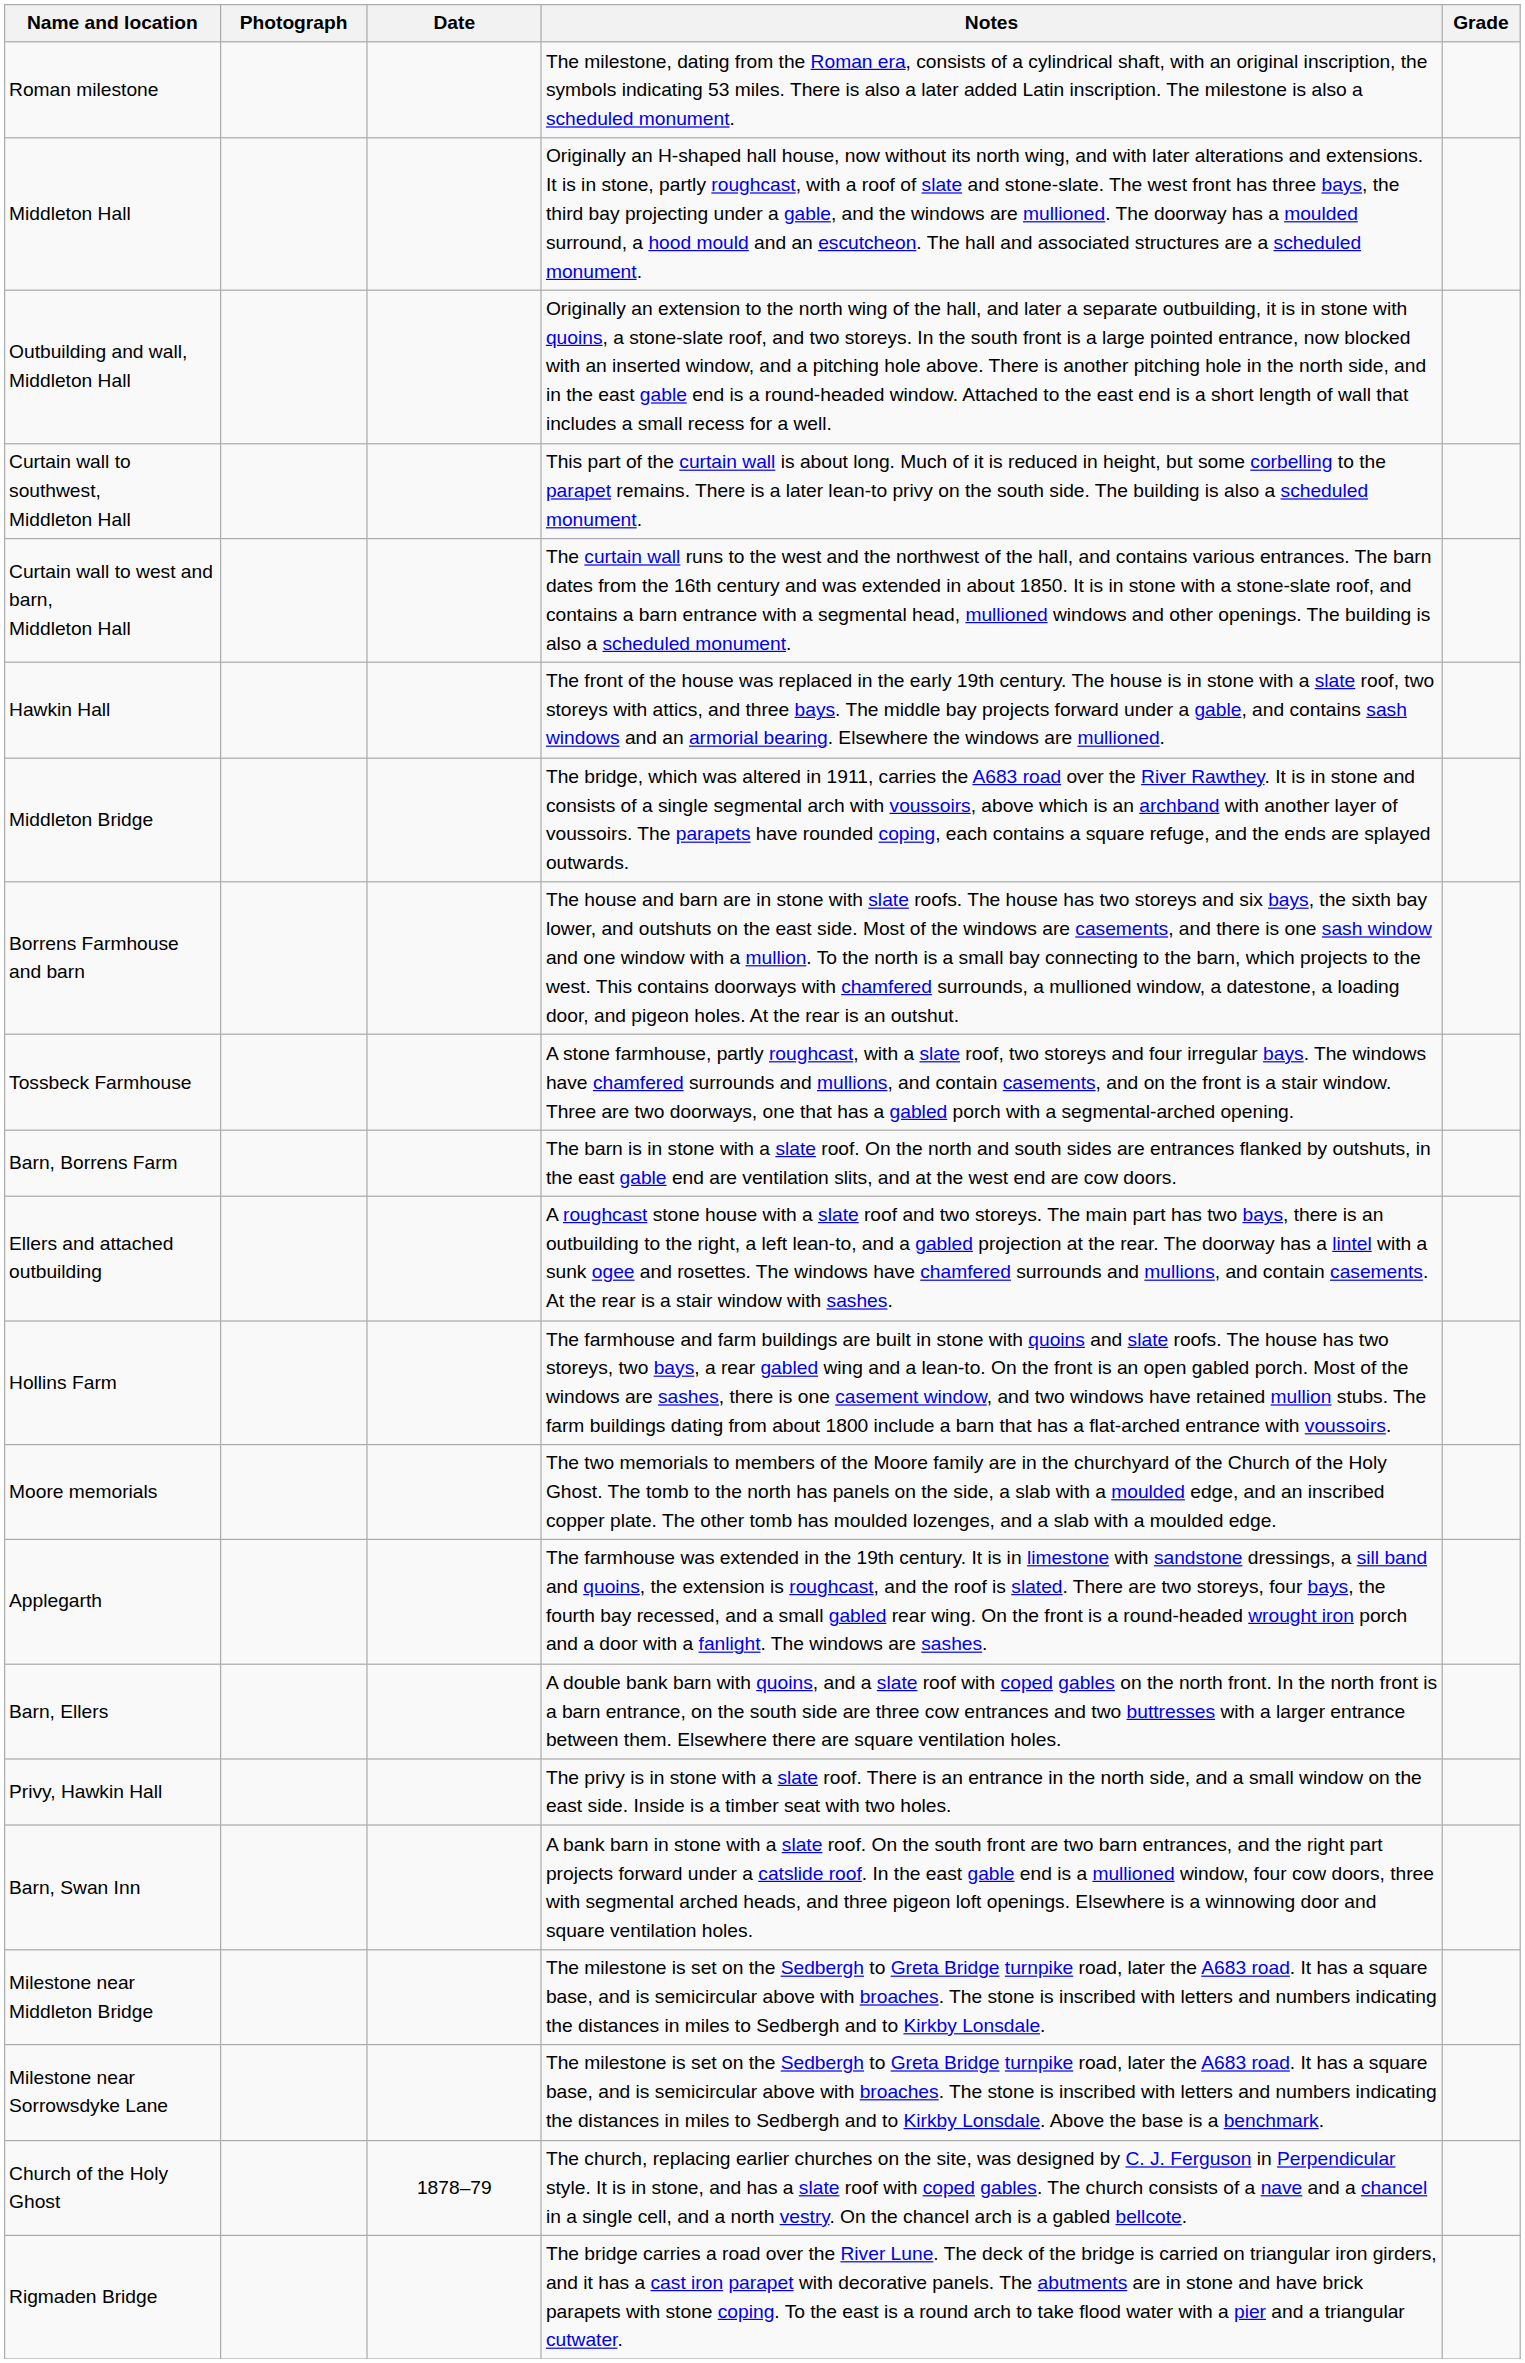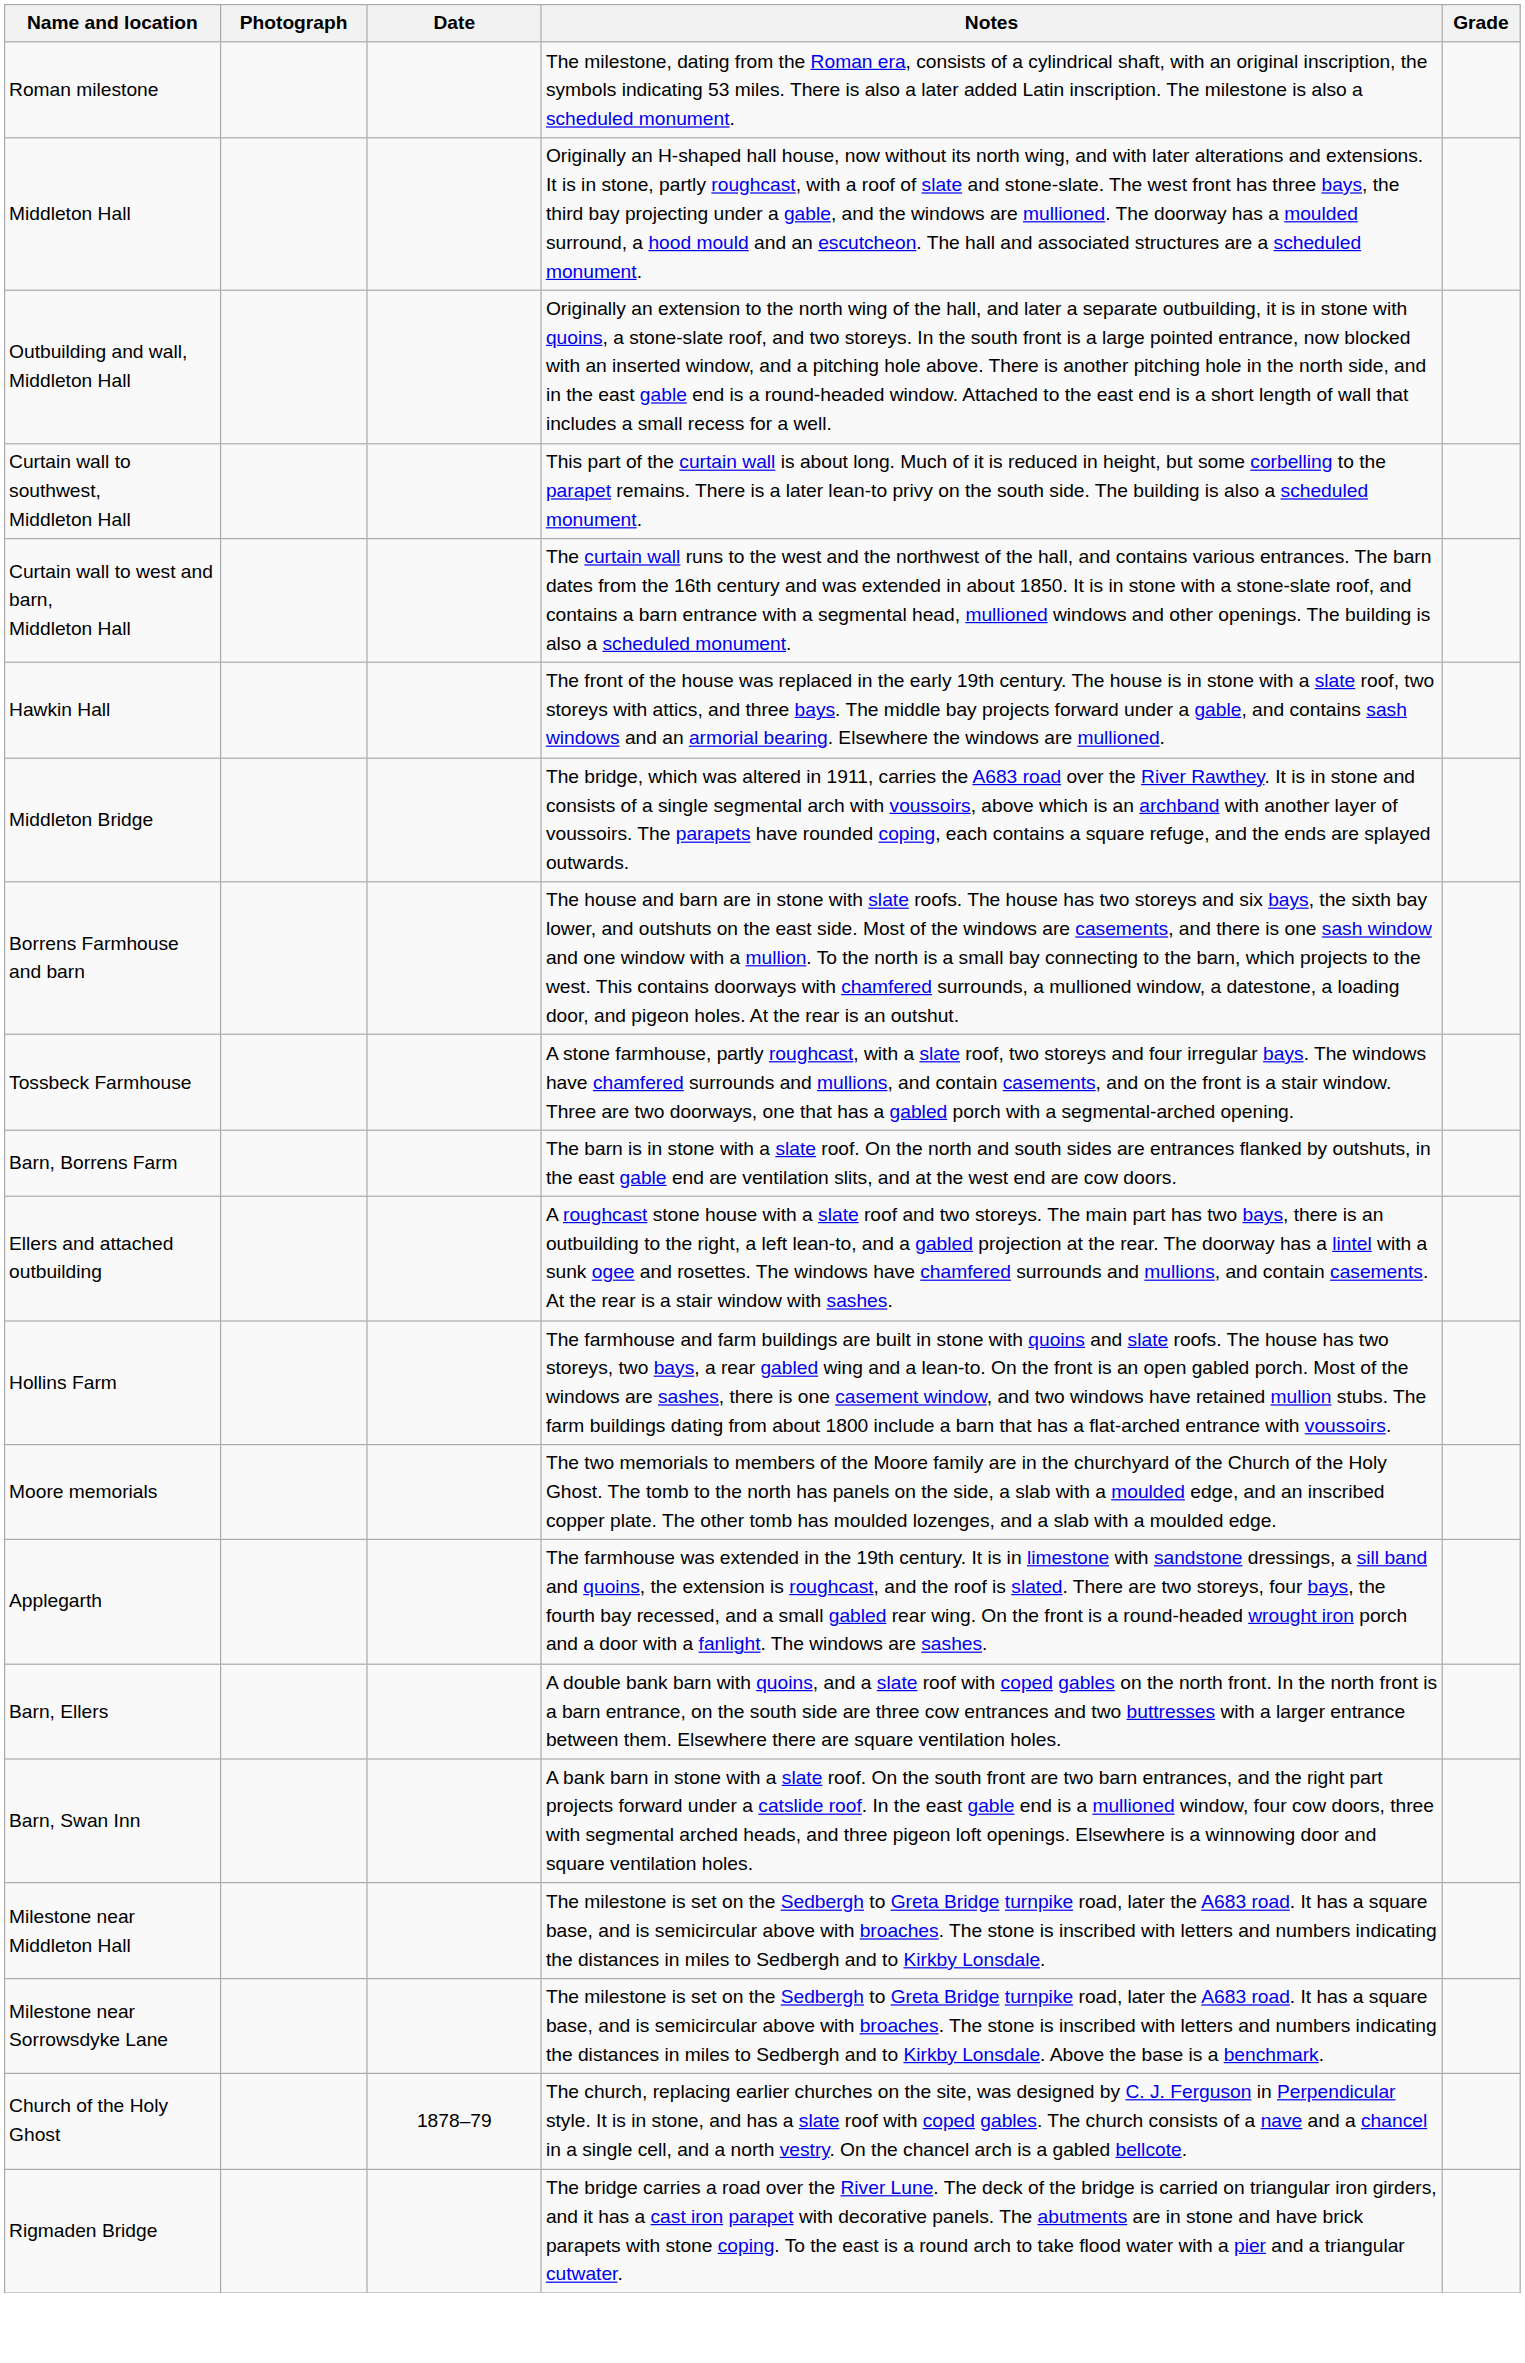- row: (86, 1792)
- row: (81, 1997)
+ row: (72, 1930)
